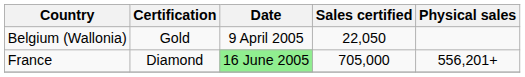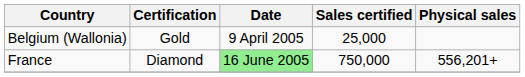(364, 38) 22,050 -> (364, 38) 25,000
(364, 60) 705,000 -> (364, 60) 750,000
